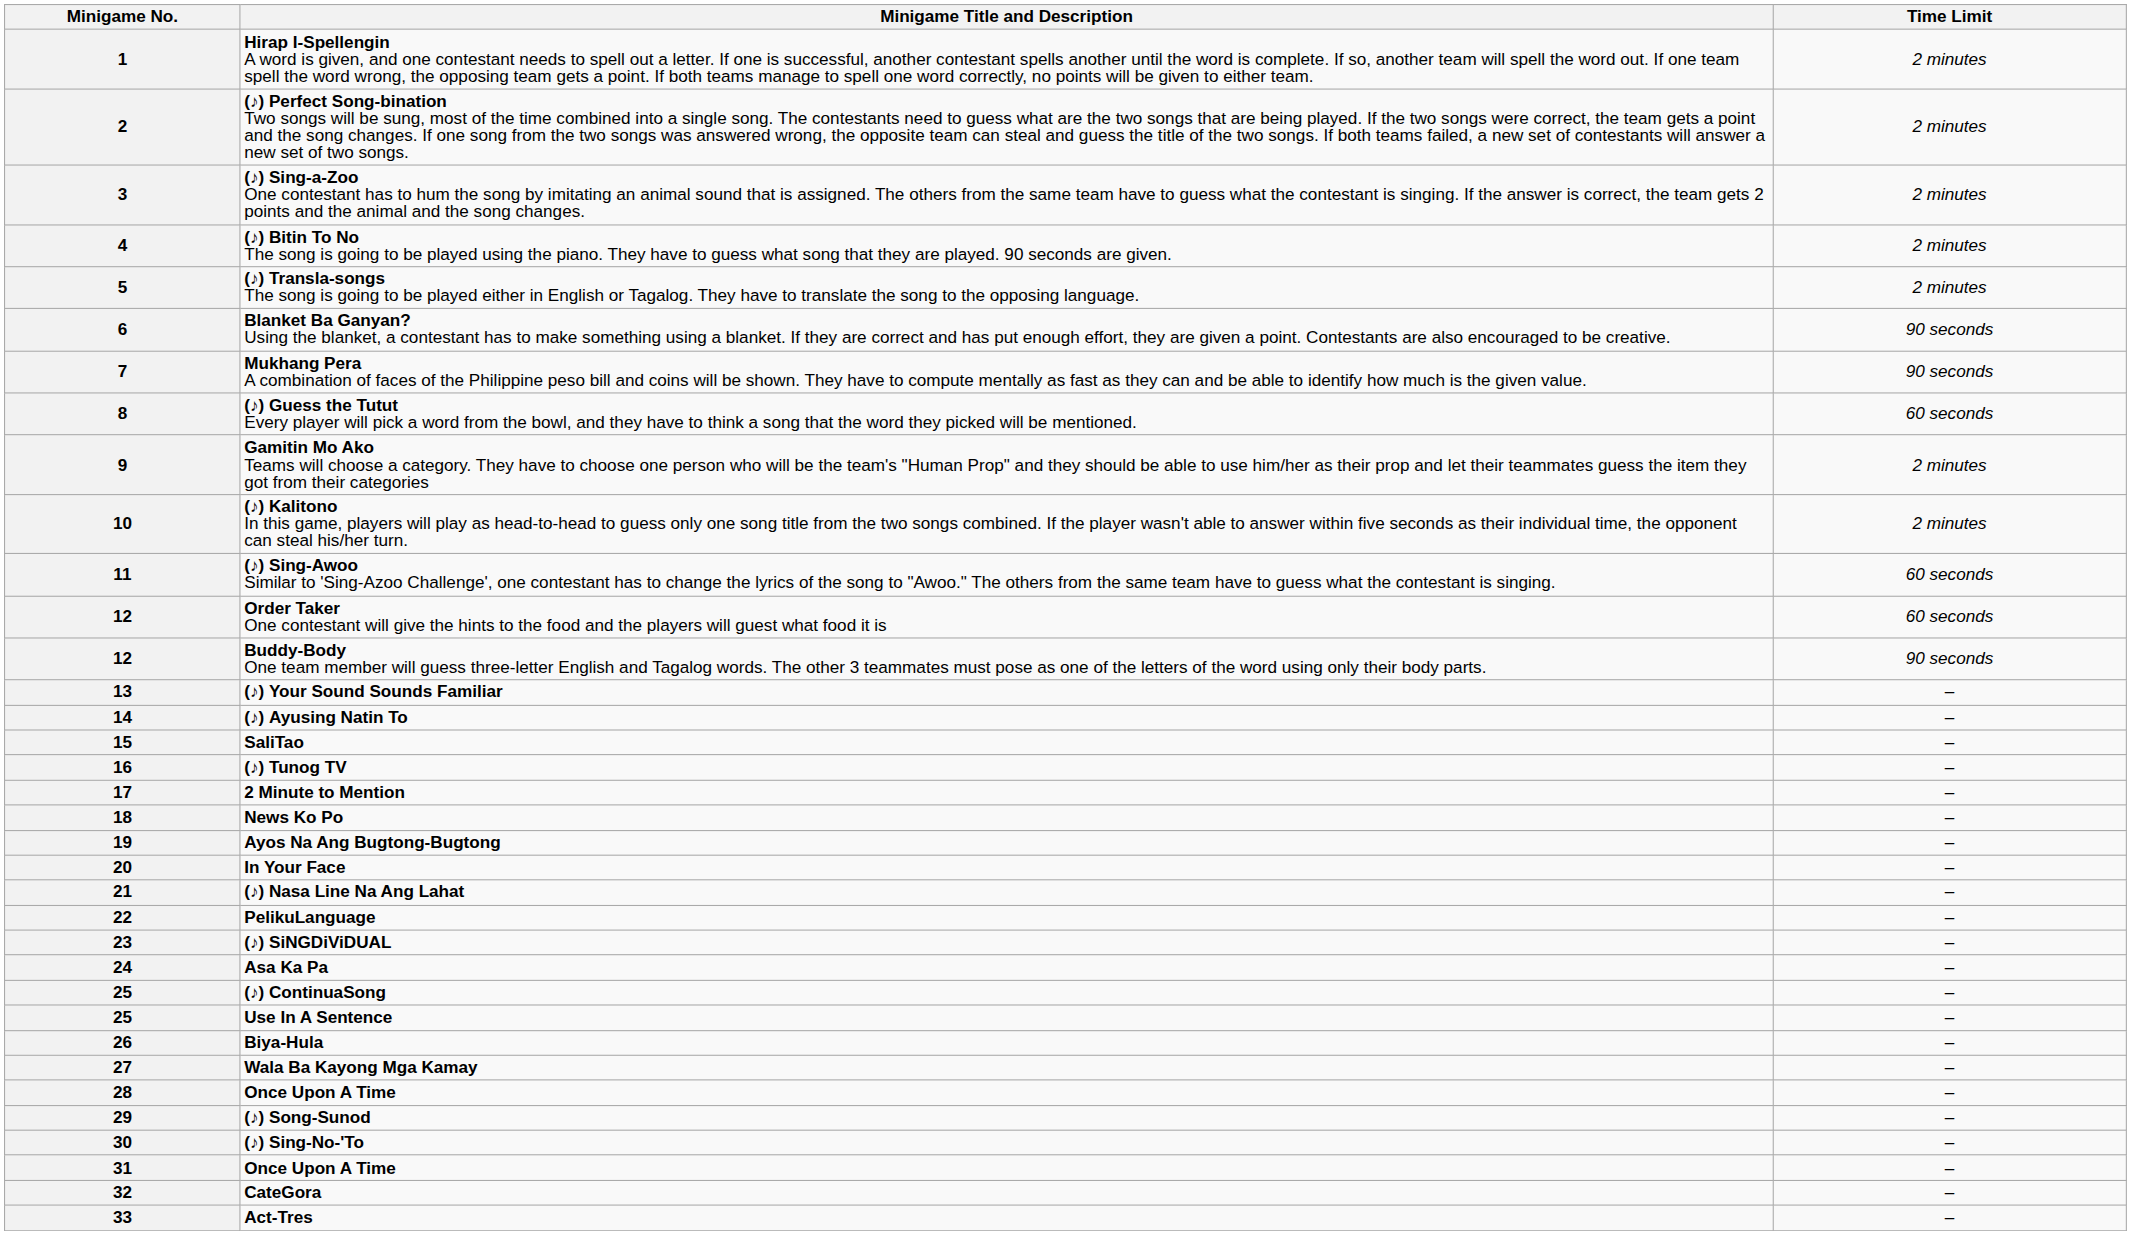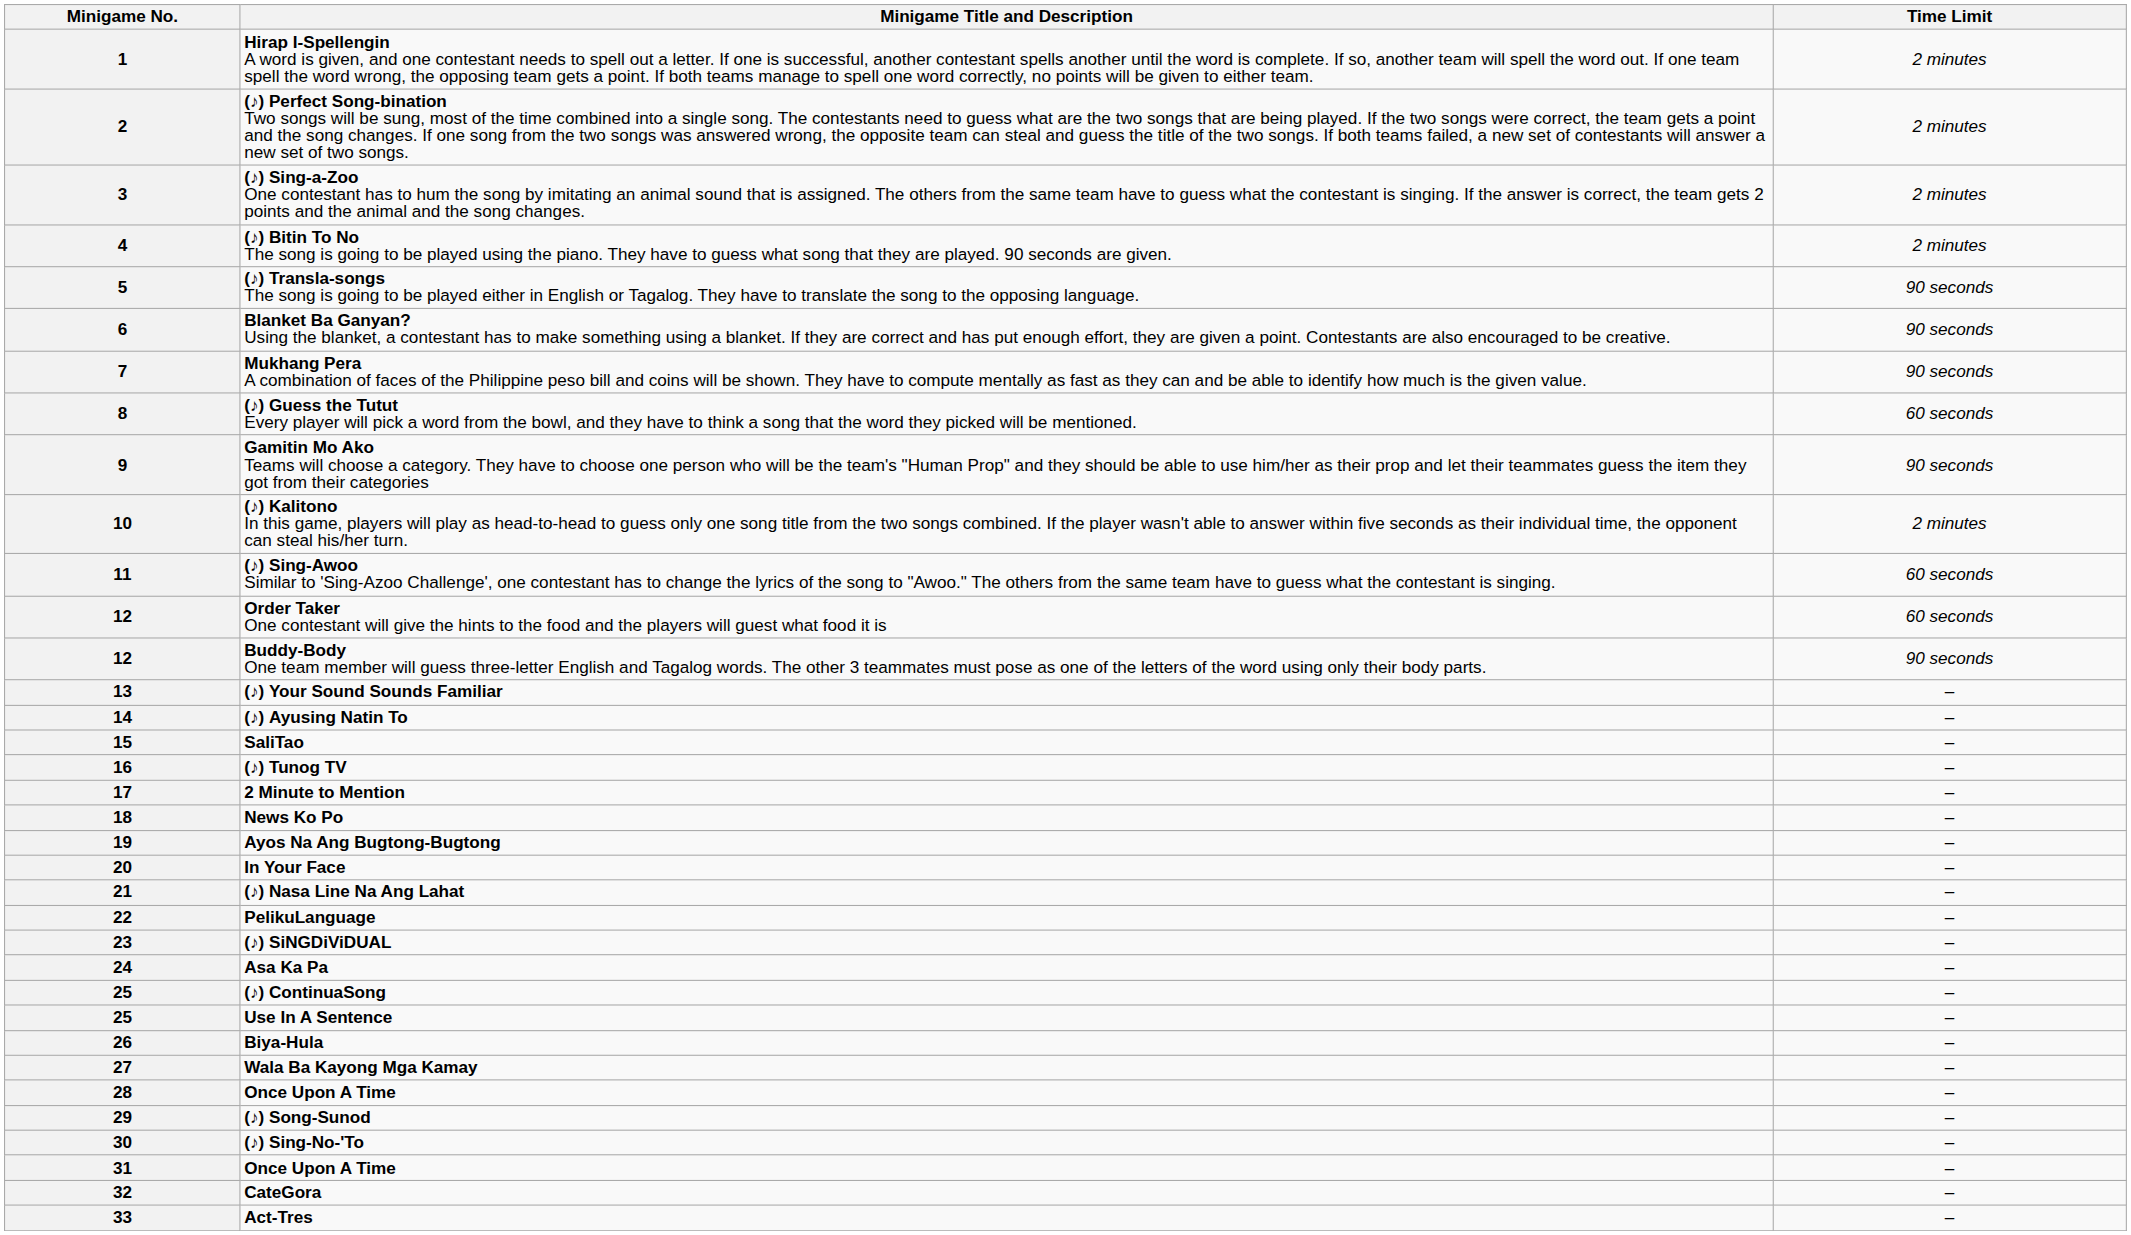(1950, 287) 2 minutes -> (1950, 287) 90 seconds
(1950, 464) 2 minutes -> (1950, 464) 90 seconds
